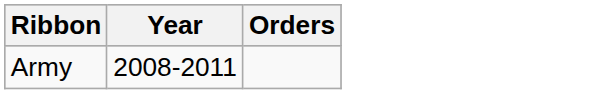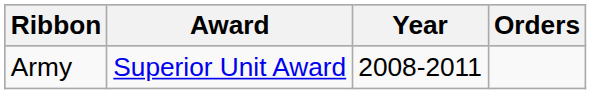+ column: (230, 25)
